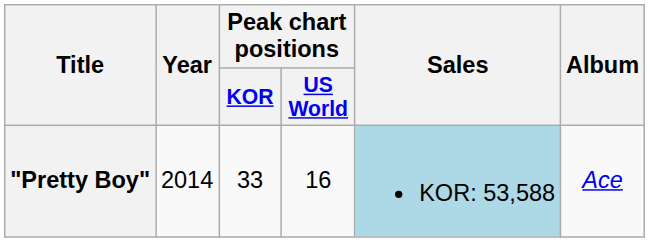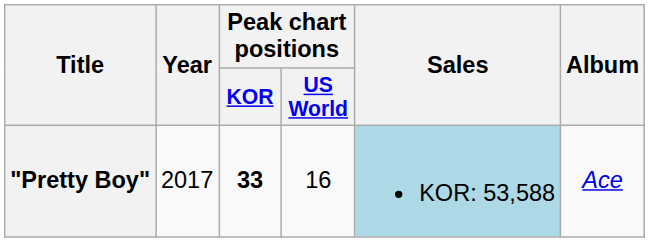(187, 180) 2014 -> (187, 180) 2017
(250, 180) normal -> (250, 180) bold
